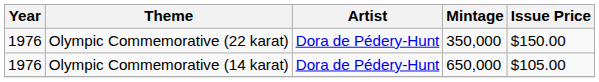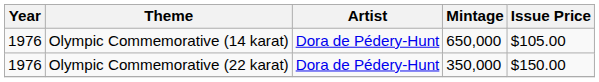rows swapped: (169, 64) <-> (169, 40)
